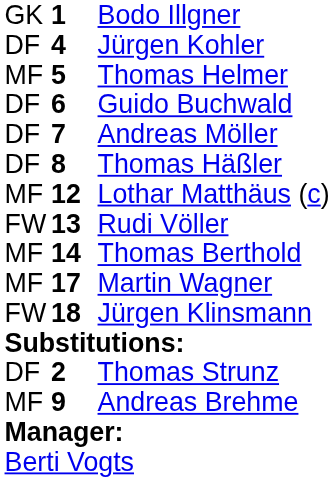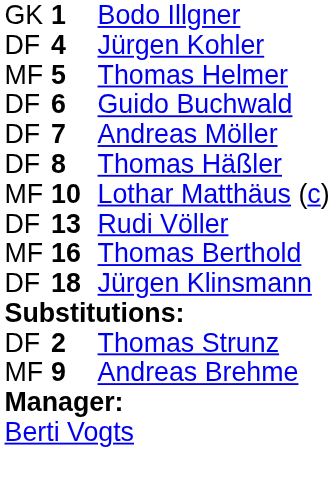(66, 193) 12 -> (66, 193) 10
(25, 223) FW -> (22, 223) DF
(66, 253) 14 -> (66, 253) 16
- row: (185, 283)
(25, 312) FW -> (22, 283) DF
